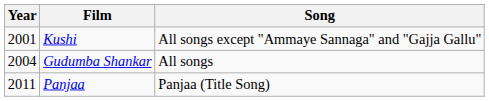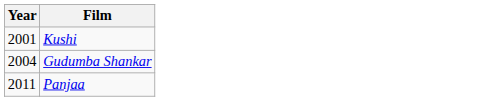- column: (320, 15)
